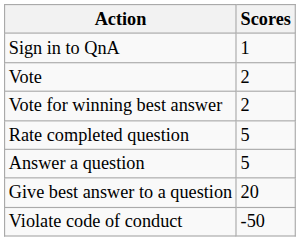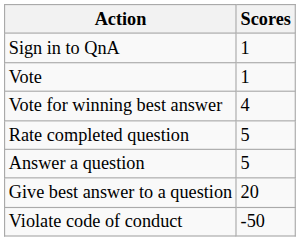(245, 76) 2 -> (245, 76) 1
(245, 105) 2 -> (245, 105) 4
